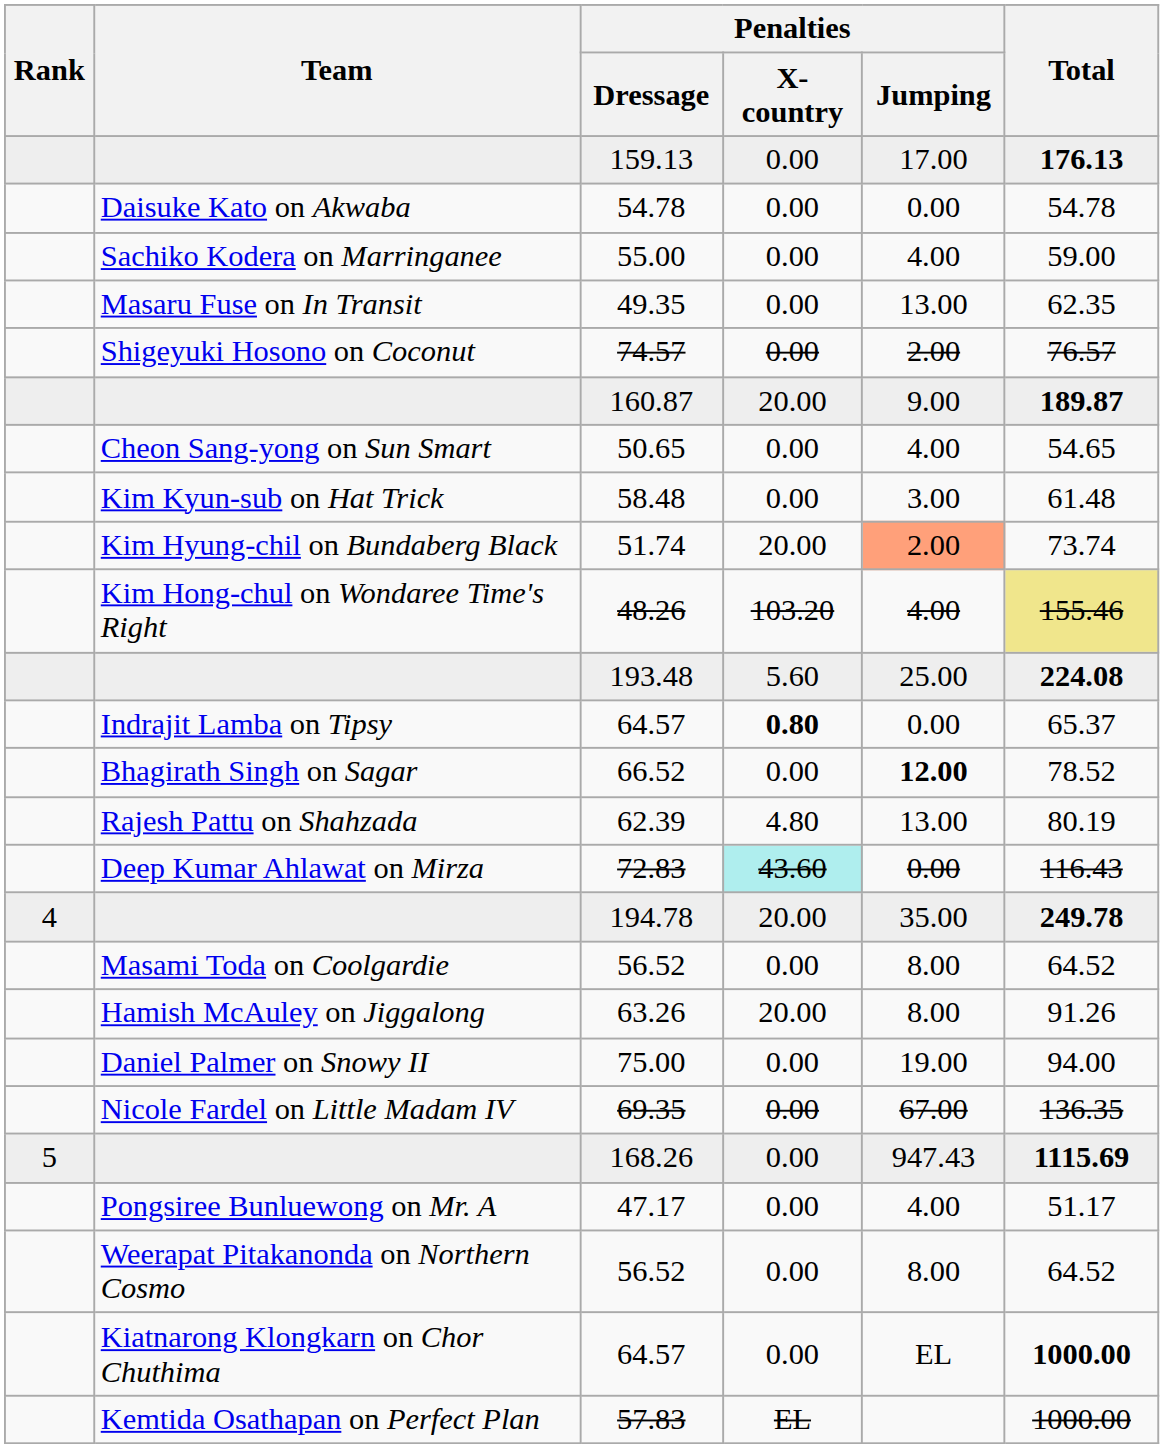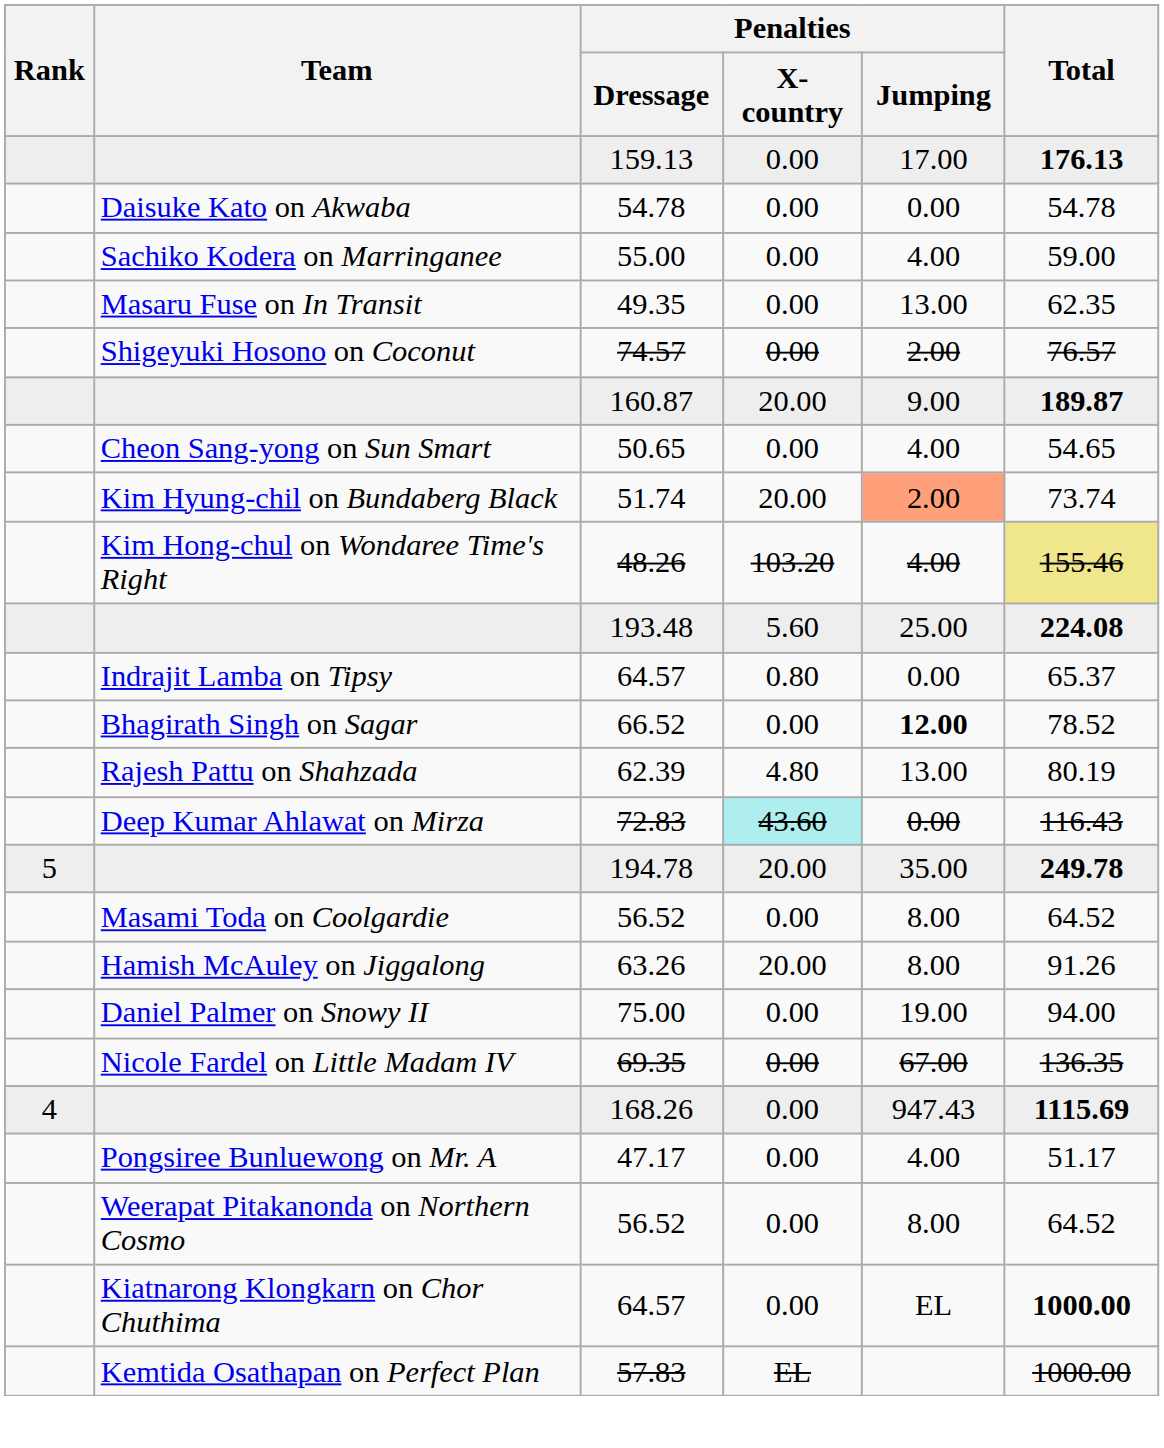- row: (272, 496)
(792, 723) bold -> (792, 675) normal
(49, 916) 4 -> (49, 868) 5
(49, 1157) 5 -> (49, 1109) 4
